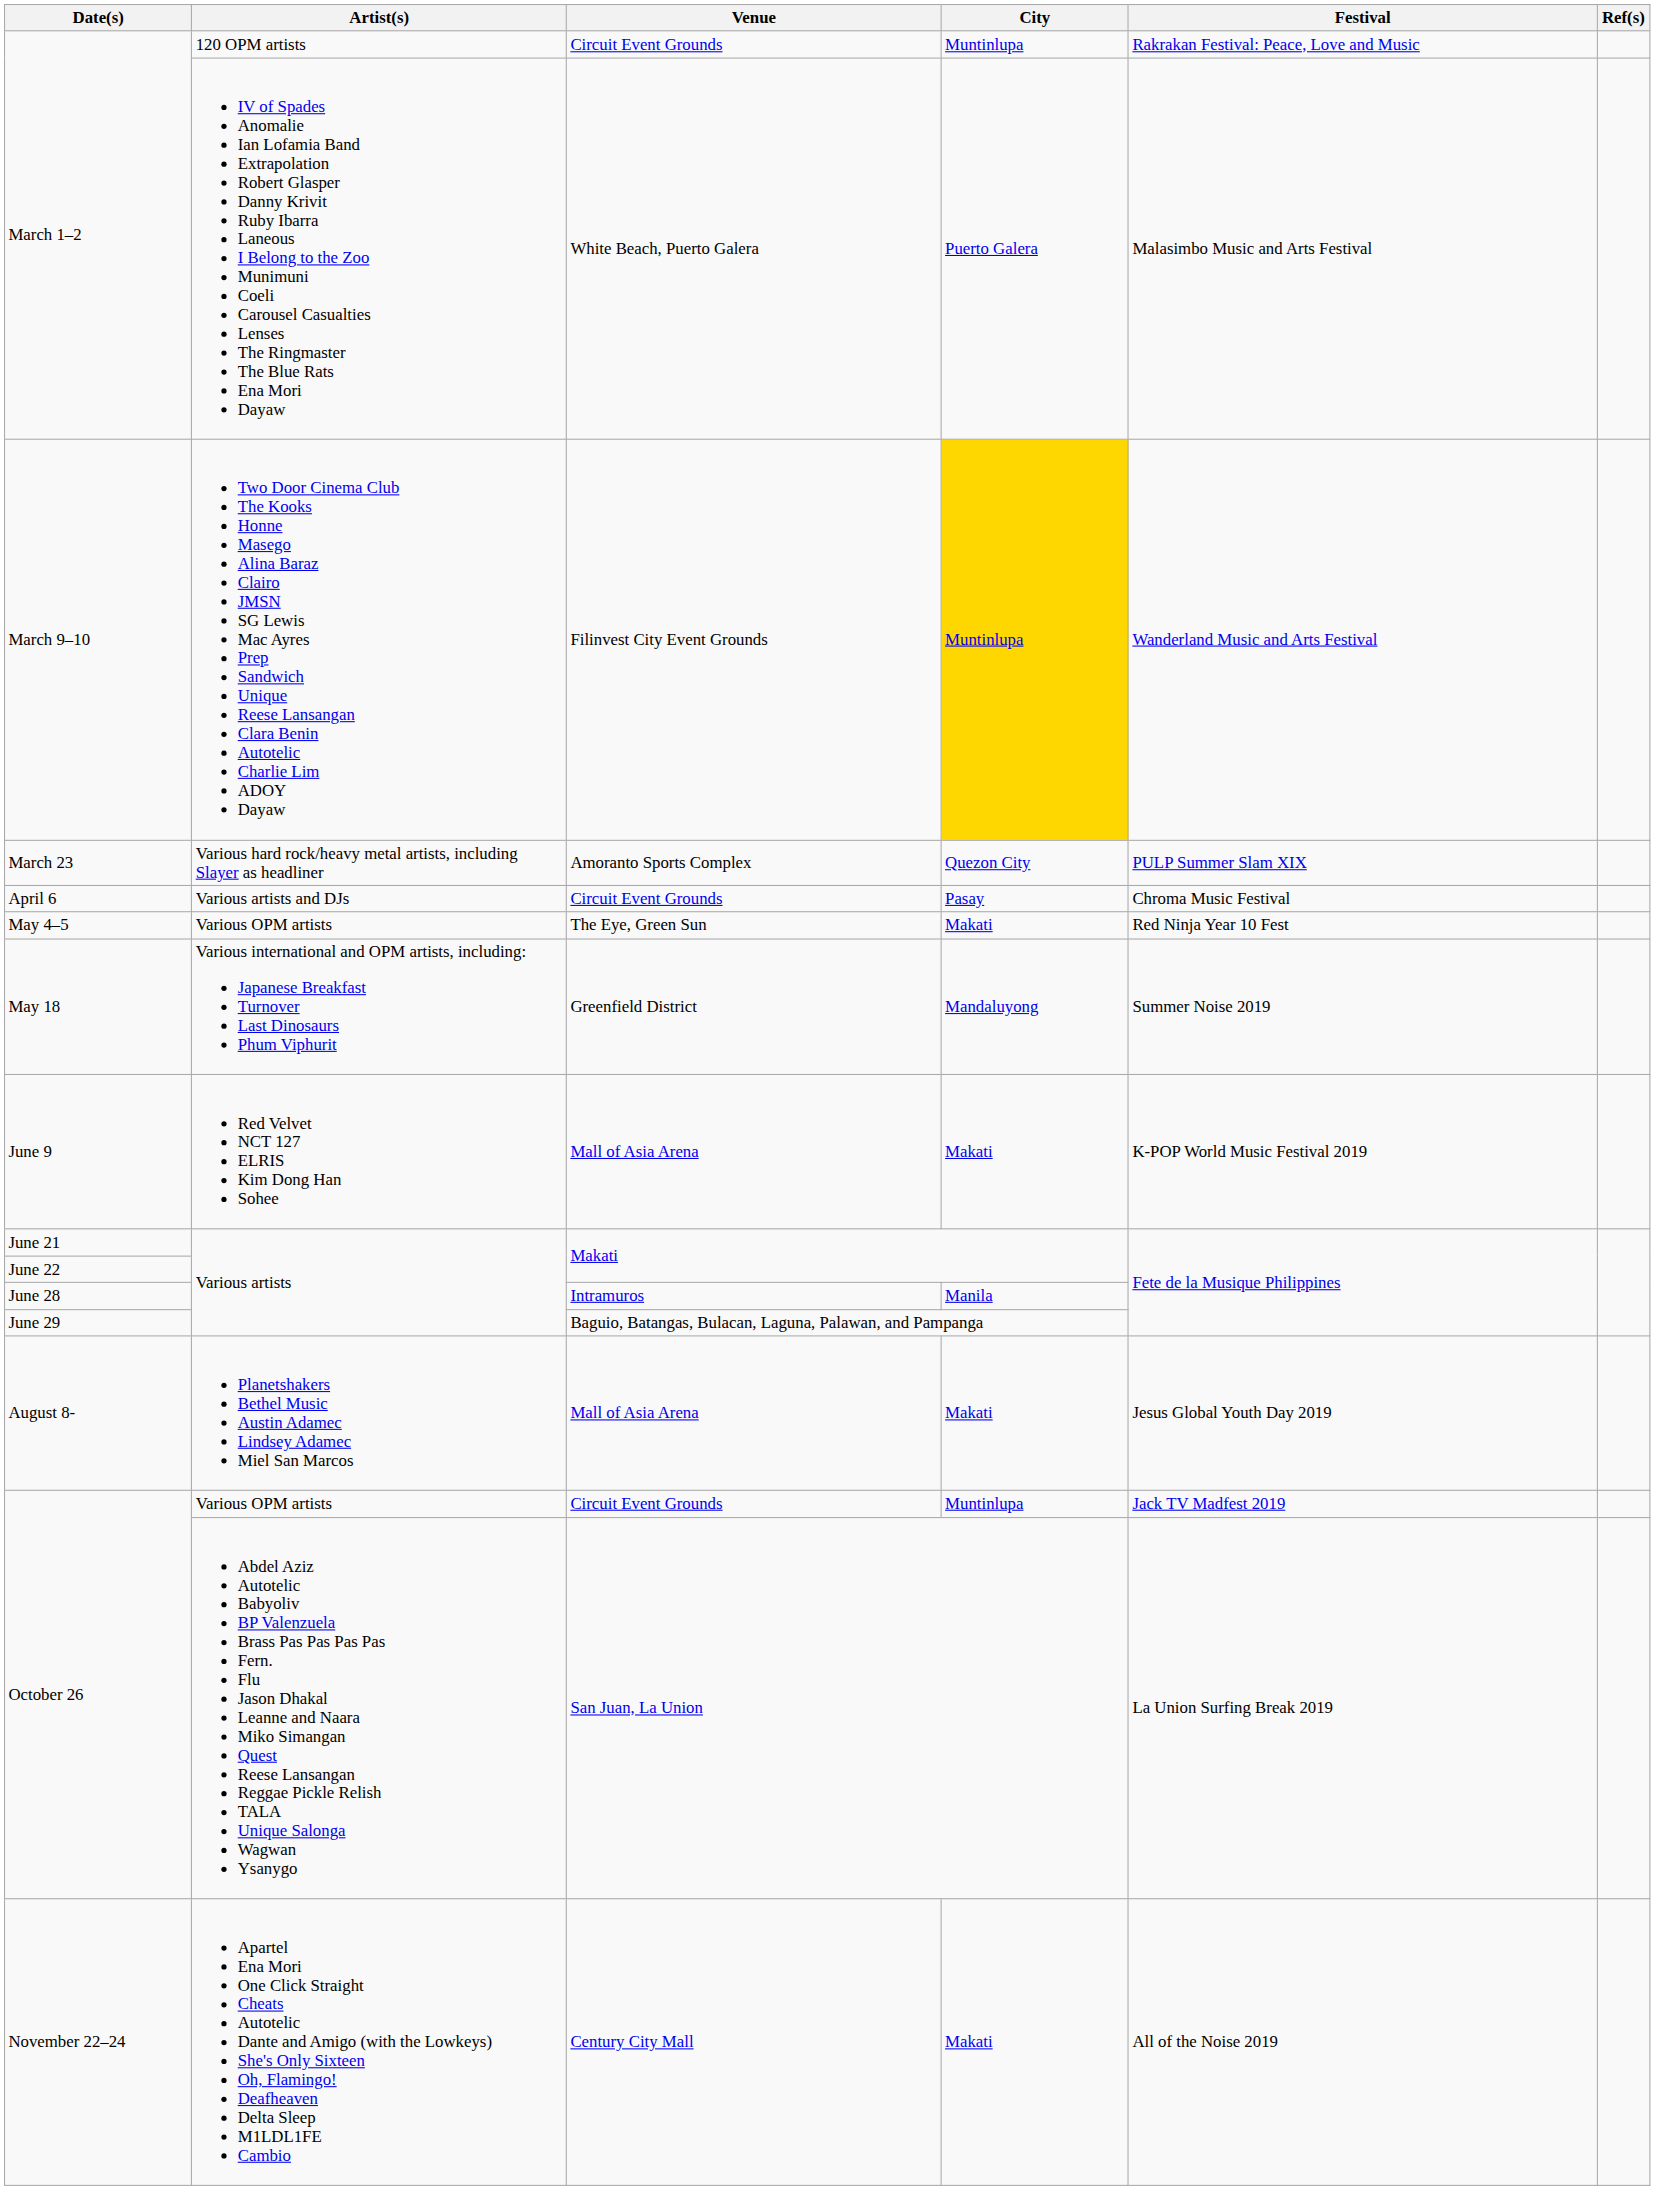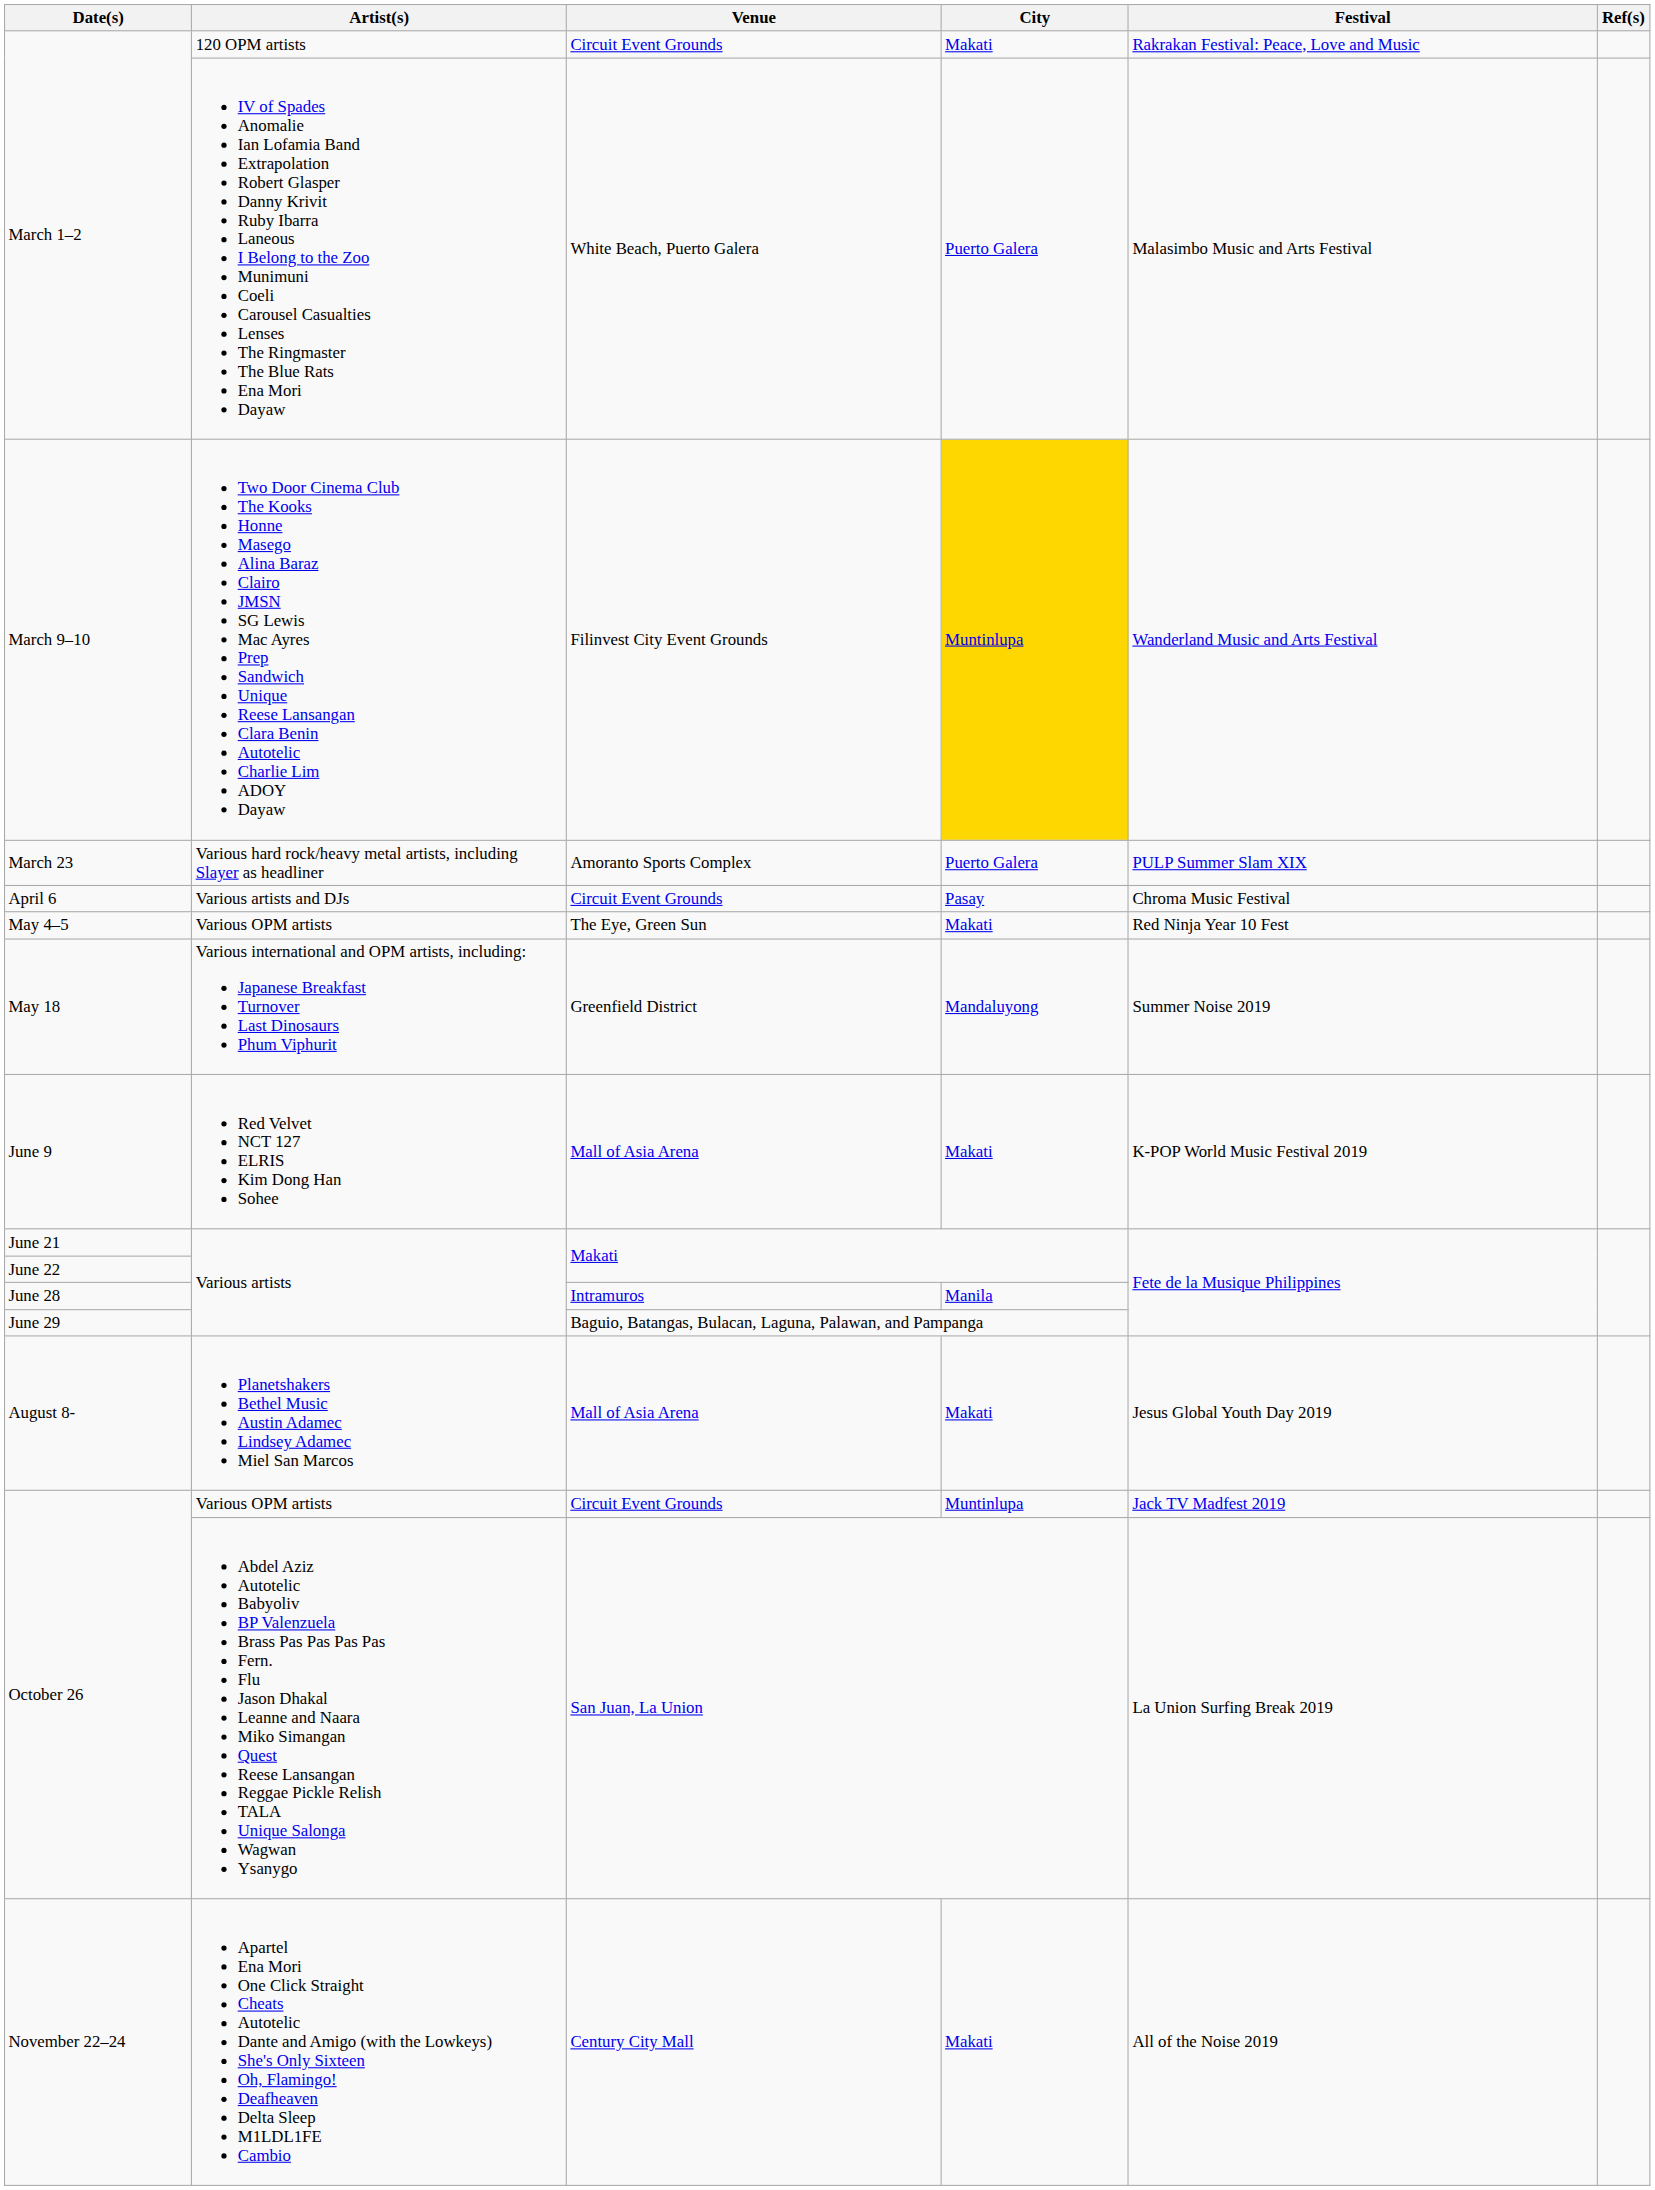(984, 44) Muntinlupa -> (969, 44) Makati
(988, 862) Quezon City -> (991, 862) Puerto Galera
